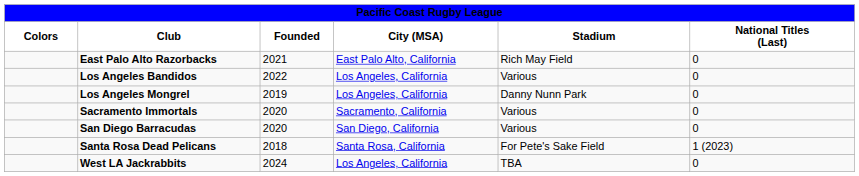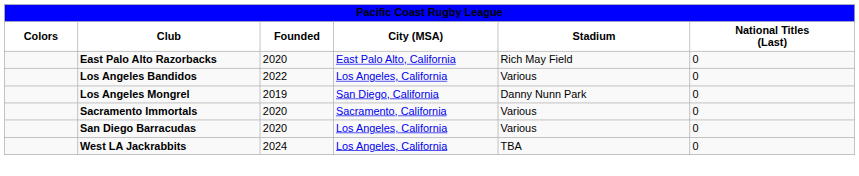(275, 59) 2021 -> (275, 59) 2020
(392, 94) Los Angeles, California -> (387, 94) San Diego, California
(387, 128) San Diego, California -> (392, 128) Los Angeles, California
- row: (148, 146)
